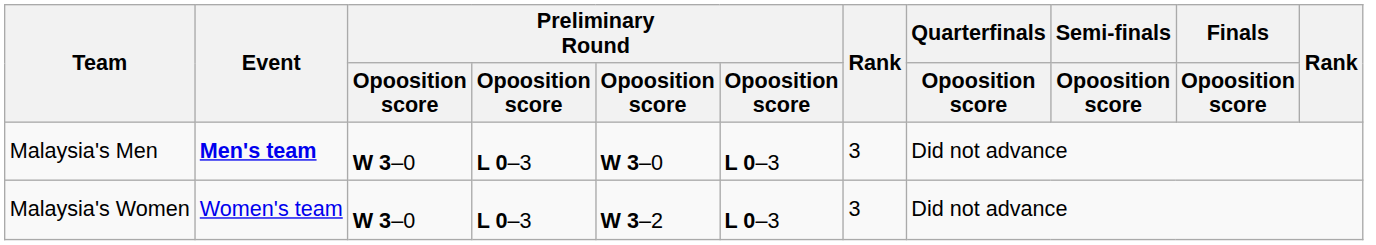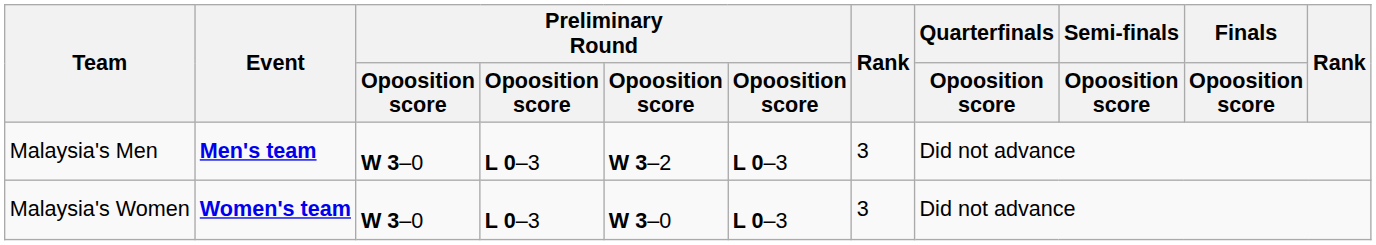(632, 163) W 3–0 -> (640, 163) W 3–2
(271, 209) normal -> (275, 209) bold
(632, 221) W 3–2 -> (640, 221) W 3–0
